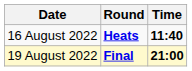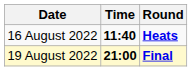columns swapped: (167, 14) <-> (124, 14)
